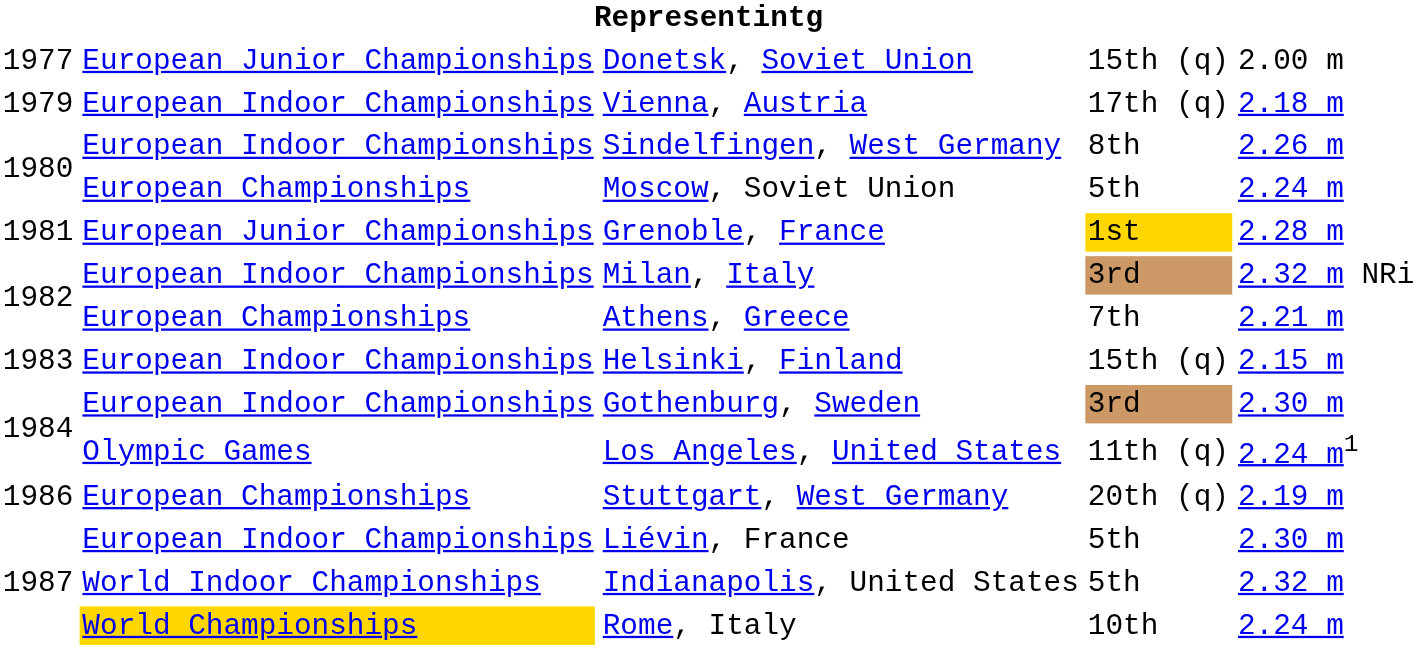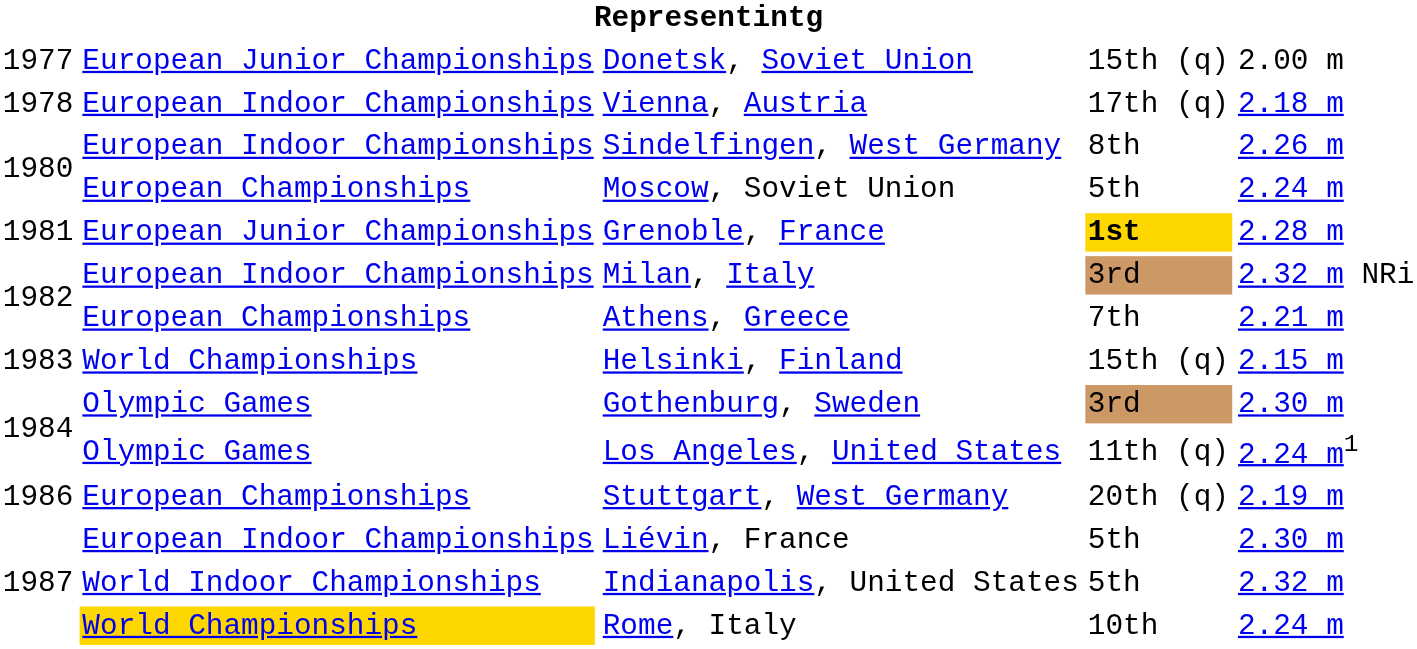(38, 104) 1979 -> (38, 104) 1978
(1114, 232) normal -> (1114, 232) bold
(338, 361) European Indoor Championships -> (250, 361) World Championships
(338, 404) European Indoor Championships -> (197, 404) Olympic Games
